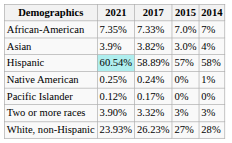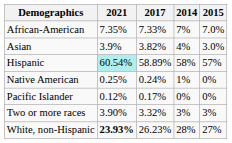columns swapped: (185, 12) <-> (212, 12)
(116, 130) normal -> (117, 130) bold
